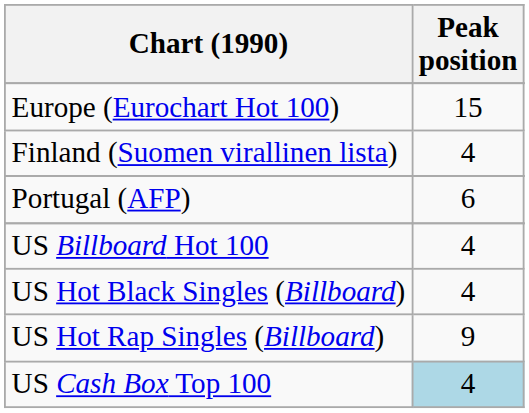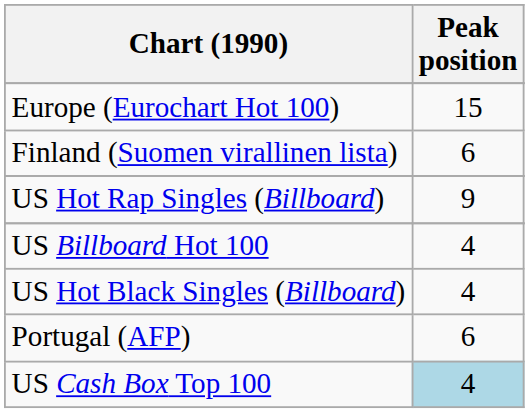(468, 152) 4 -> (468, 152) 6
rows swapped: (101, 198) <-> (198, 337)
